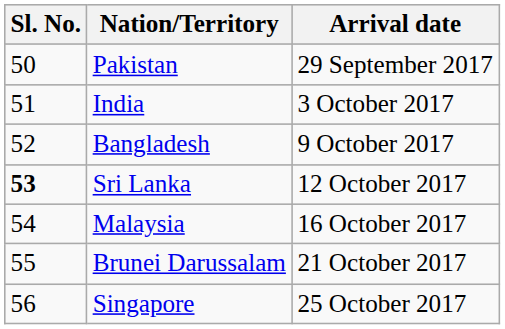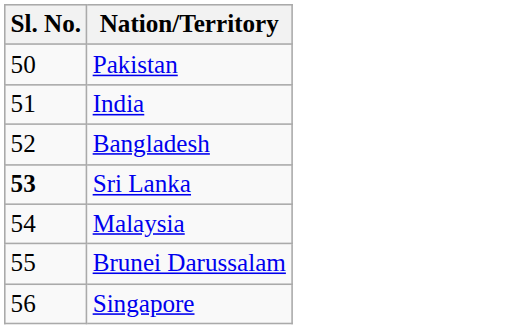- column: (395, 24)
